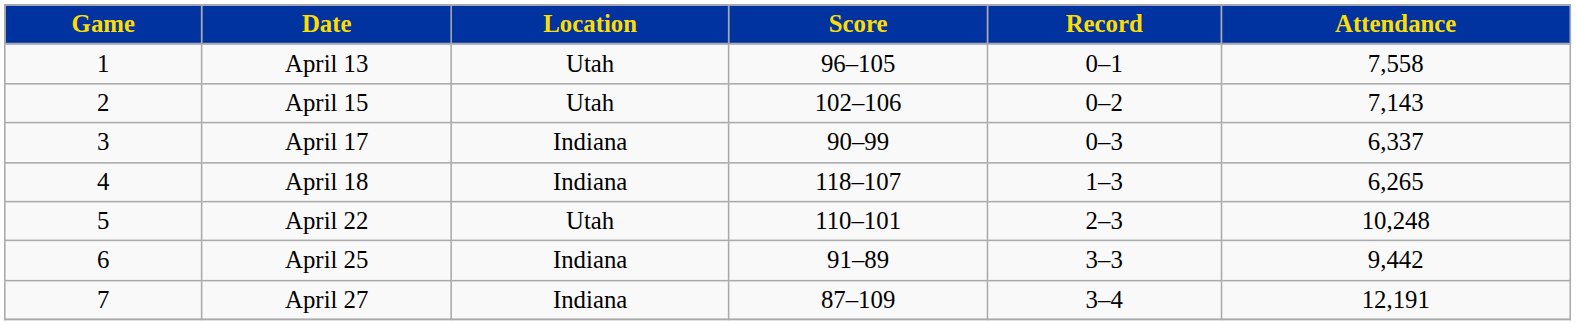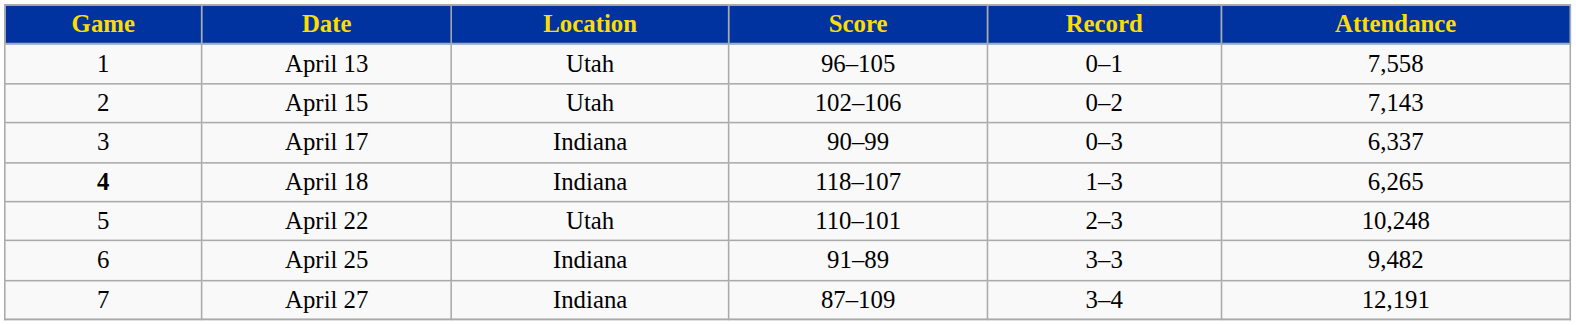(103, 181) normal -> (103, 181) bold
(1396, 260) 9,442 -> (1396, 260) 9,482
